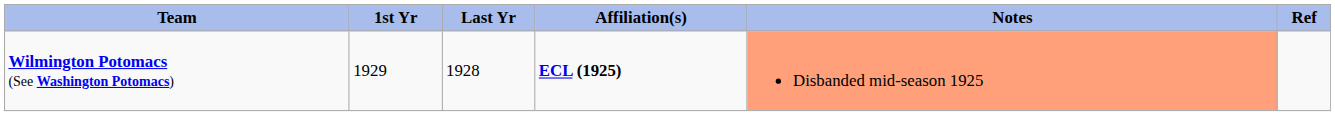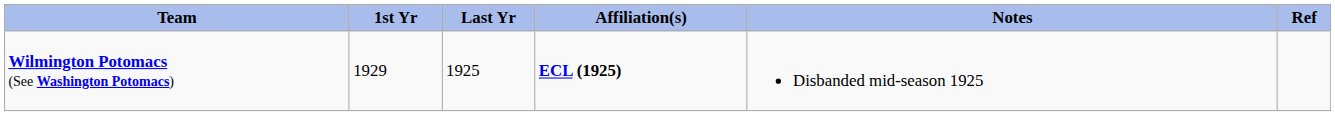(463, 70) 1928 -> (463, 70) 1925
(1012, 80) lightsalmon background -> (1012, 80) no background
